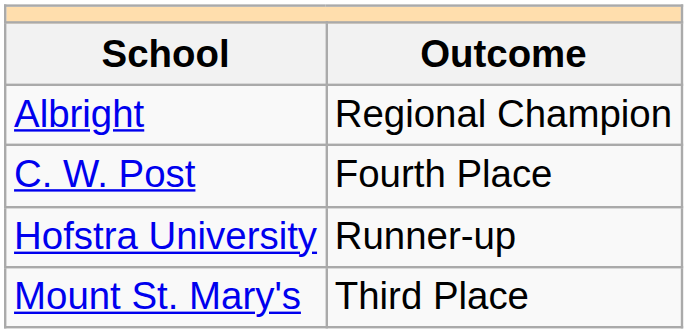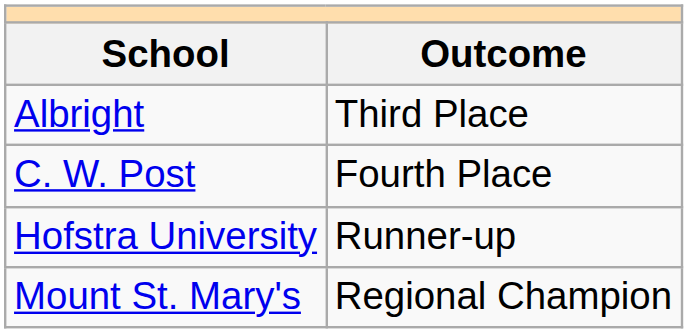(503, 113) Regional Champion -> (432, 113) Third Place
(432, 296) Third Place -> (503, 296) Regional Champion
